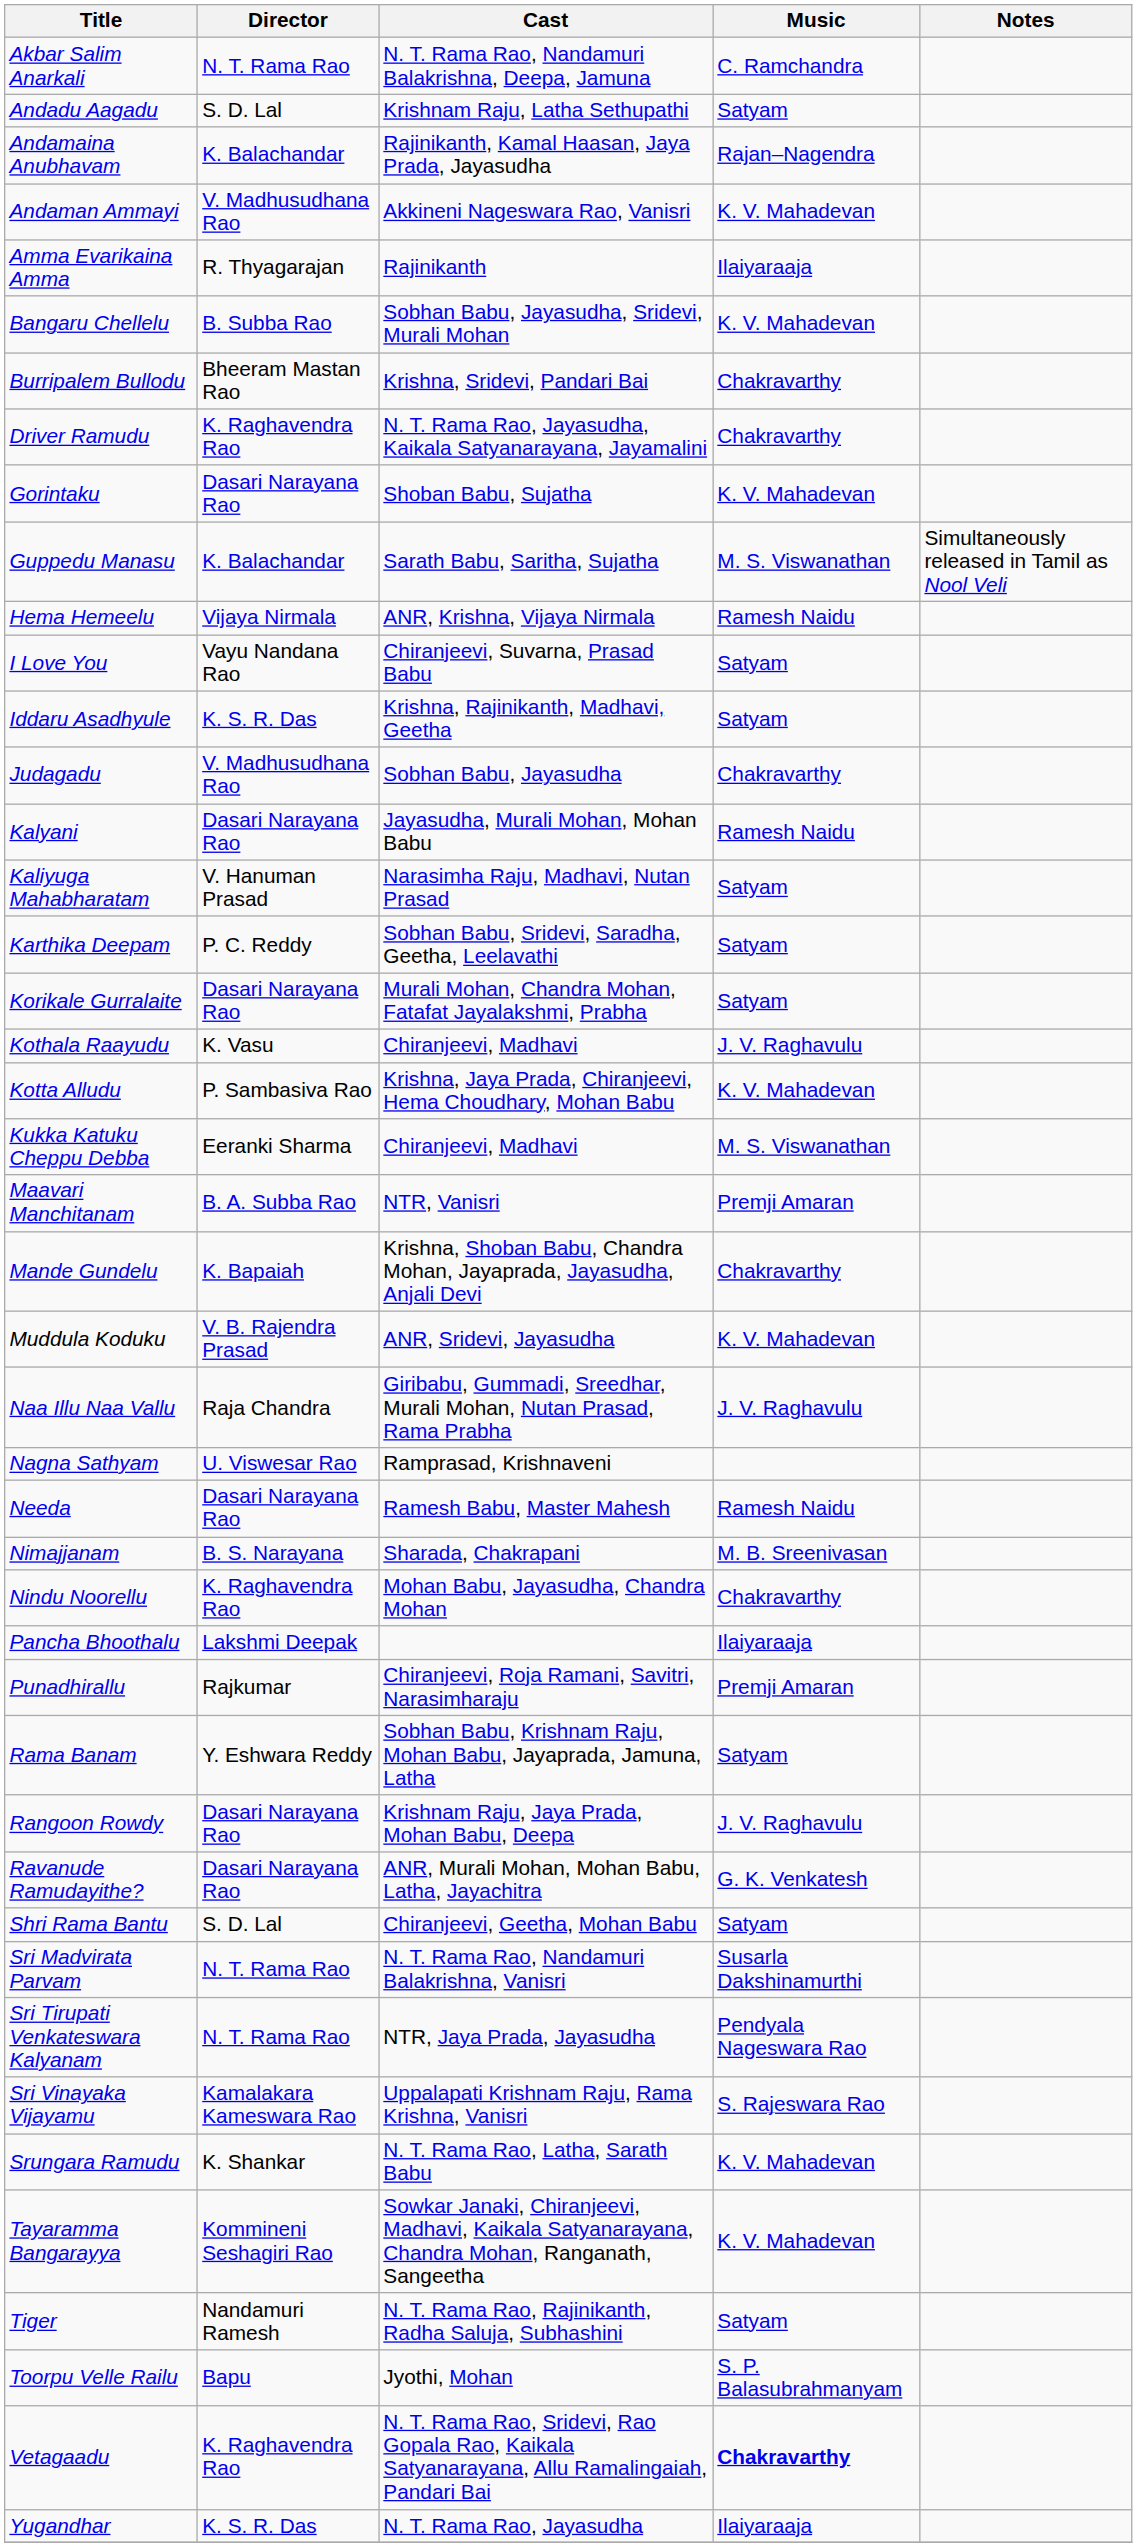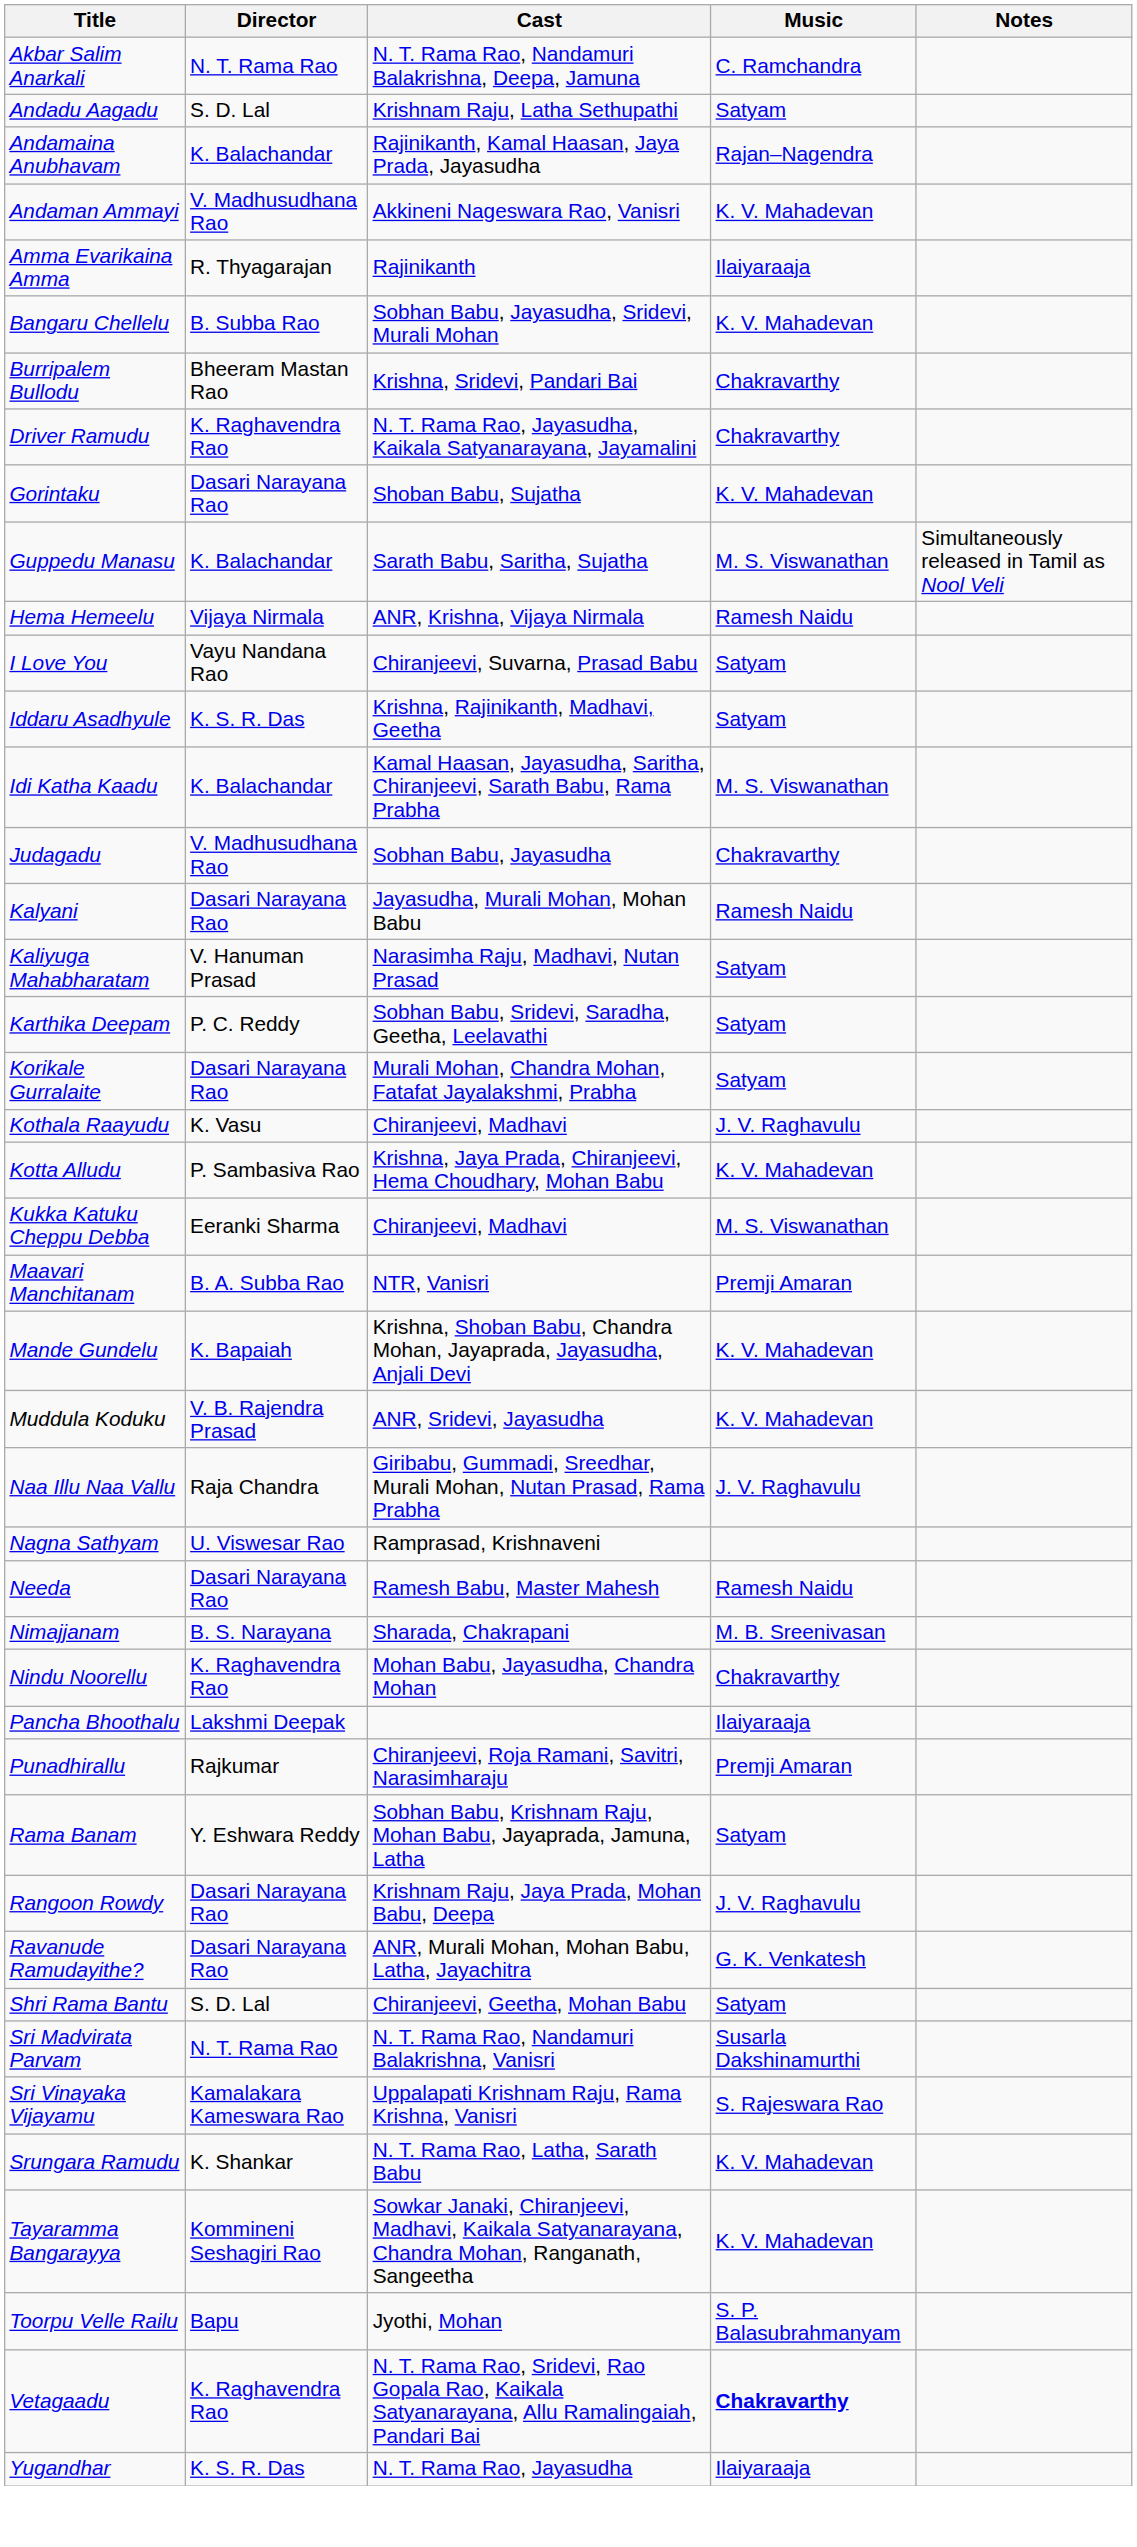+ row: (83, 787)
(779, 1271) Chakravarthy -> (794, 1350) K. V. Mahadevan
- row: (75, 2037)
- row: (33, 2321)
